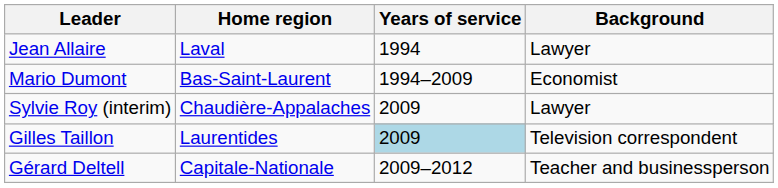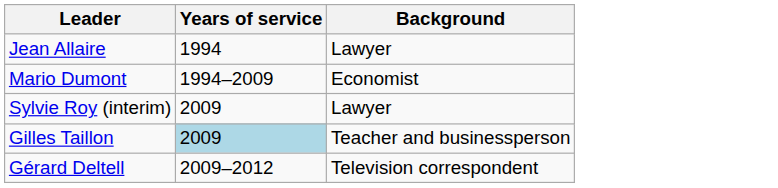- column: (275, 19)
(634, 138) Television correspondent -> (451, 138) Teacher and businessperson
(650, 167) Teacher and businessperson -> (435, 167) Television correspondent
